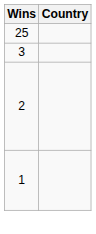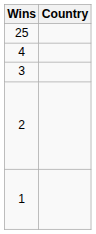+ row: (22, 52)
